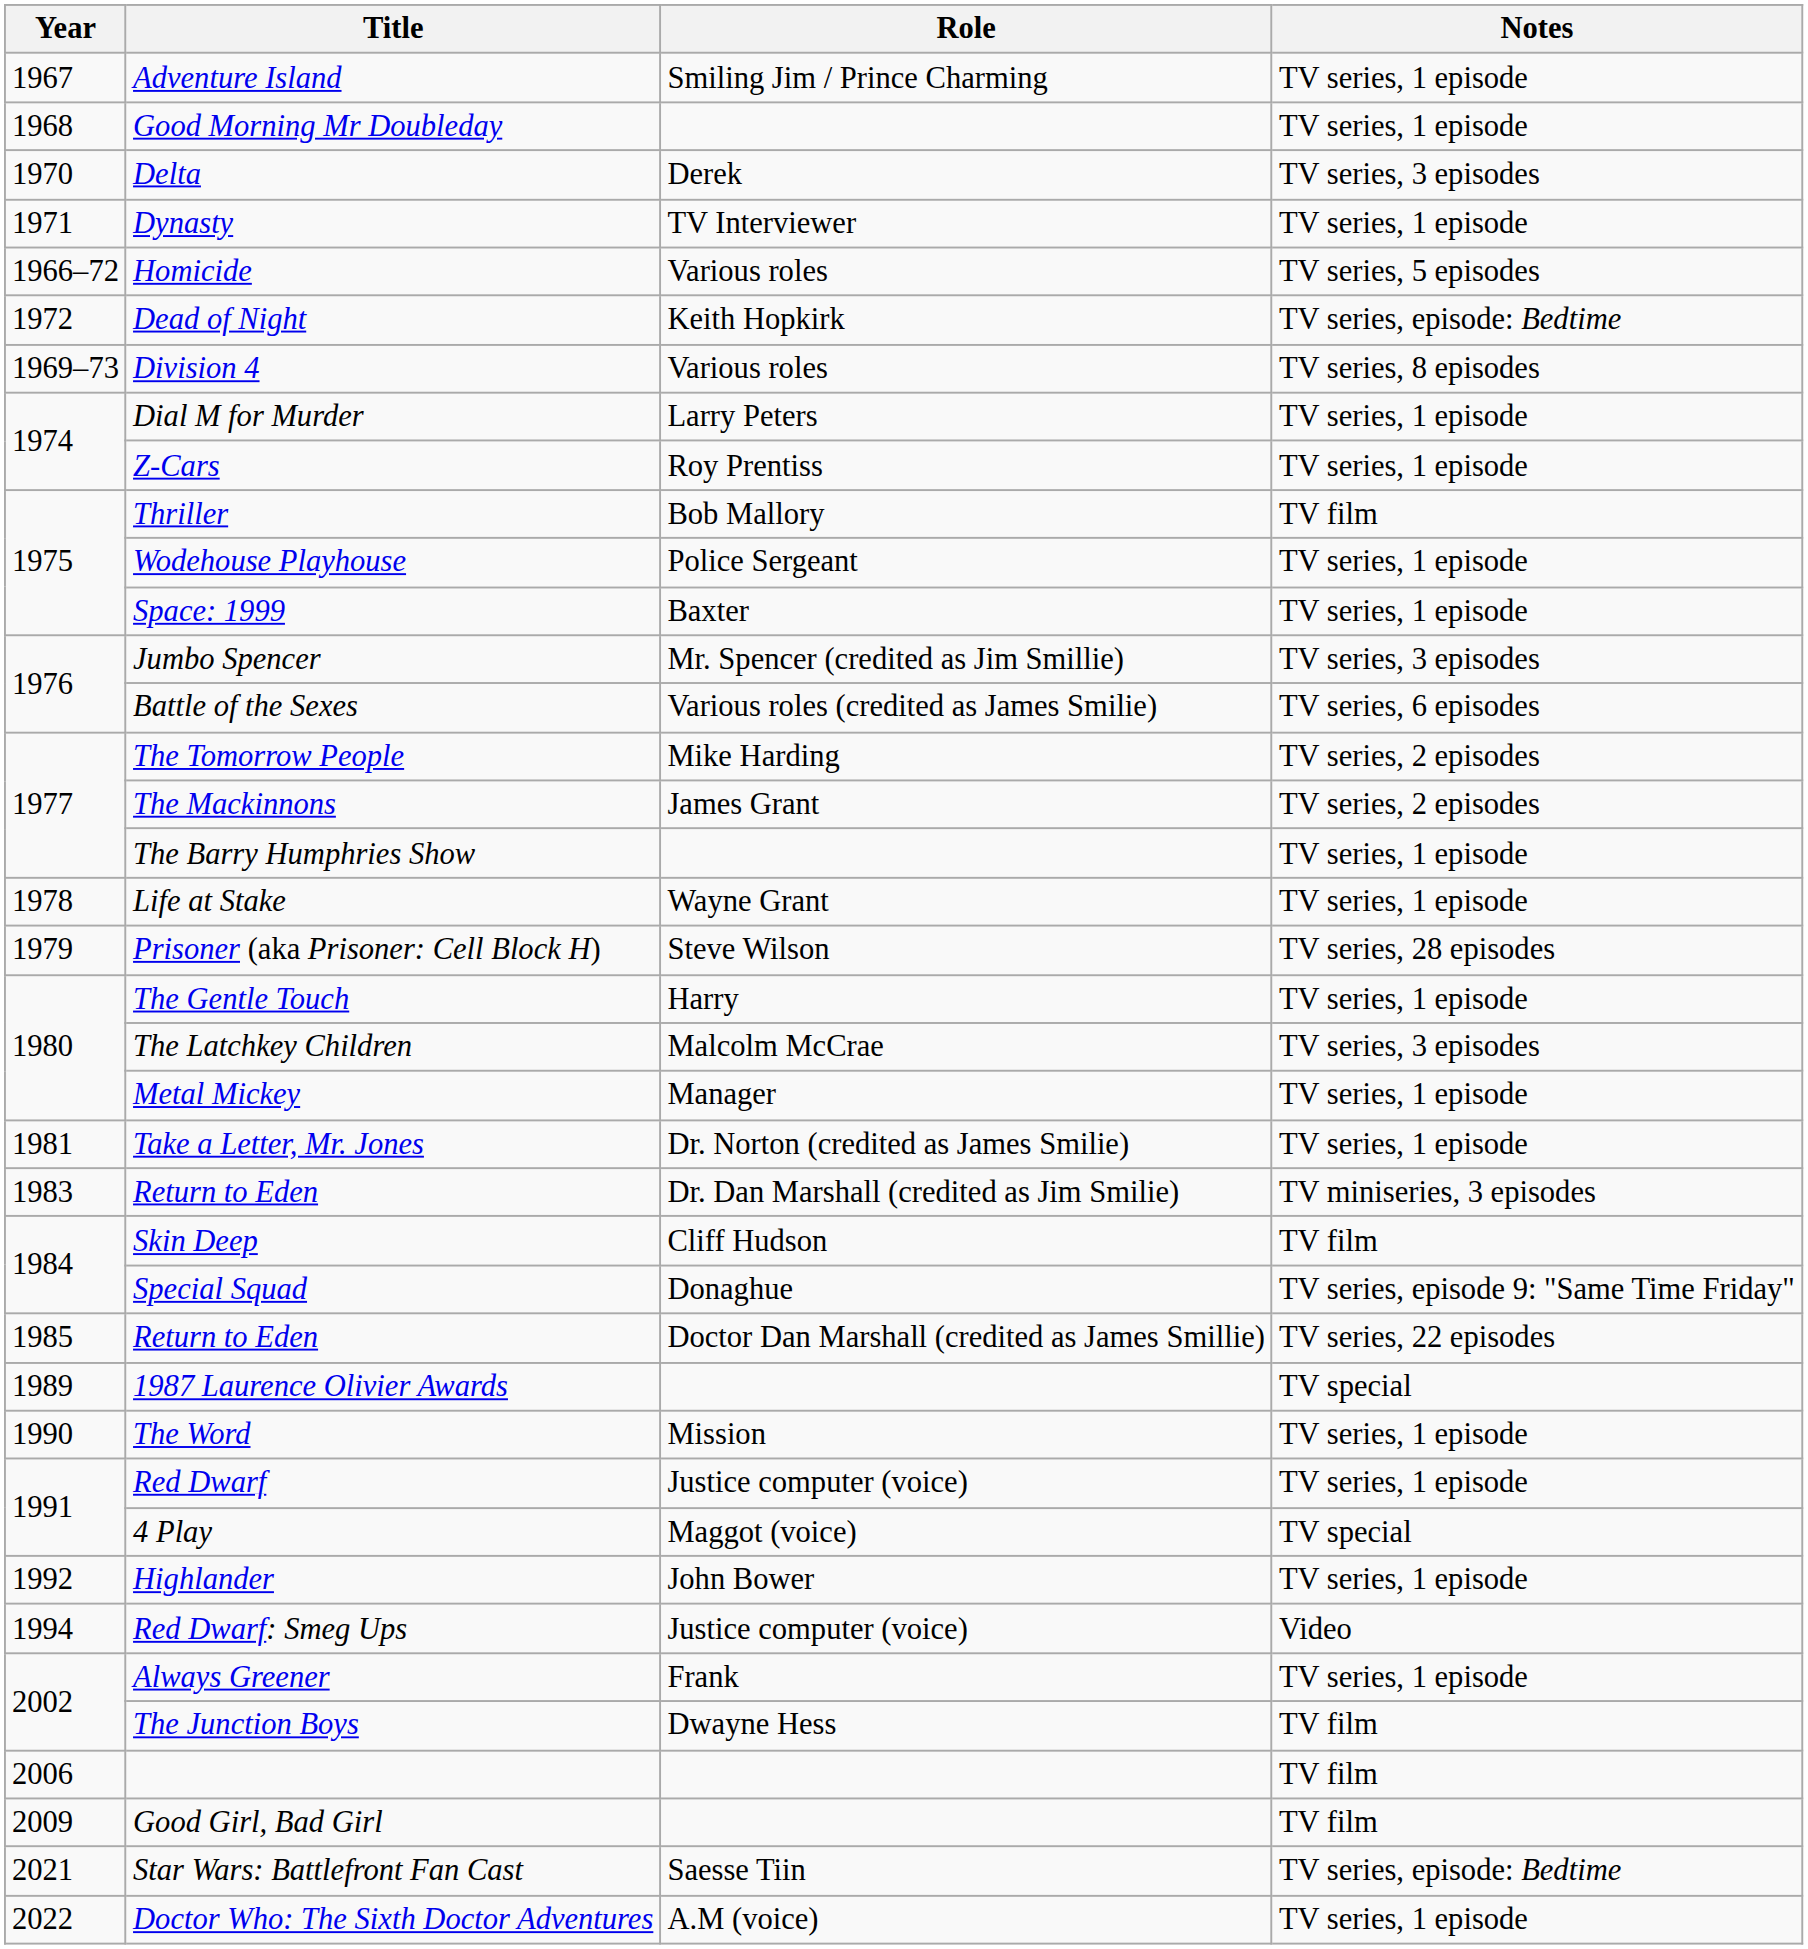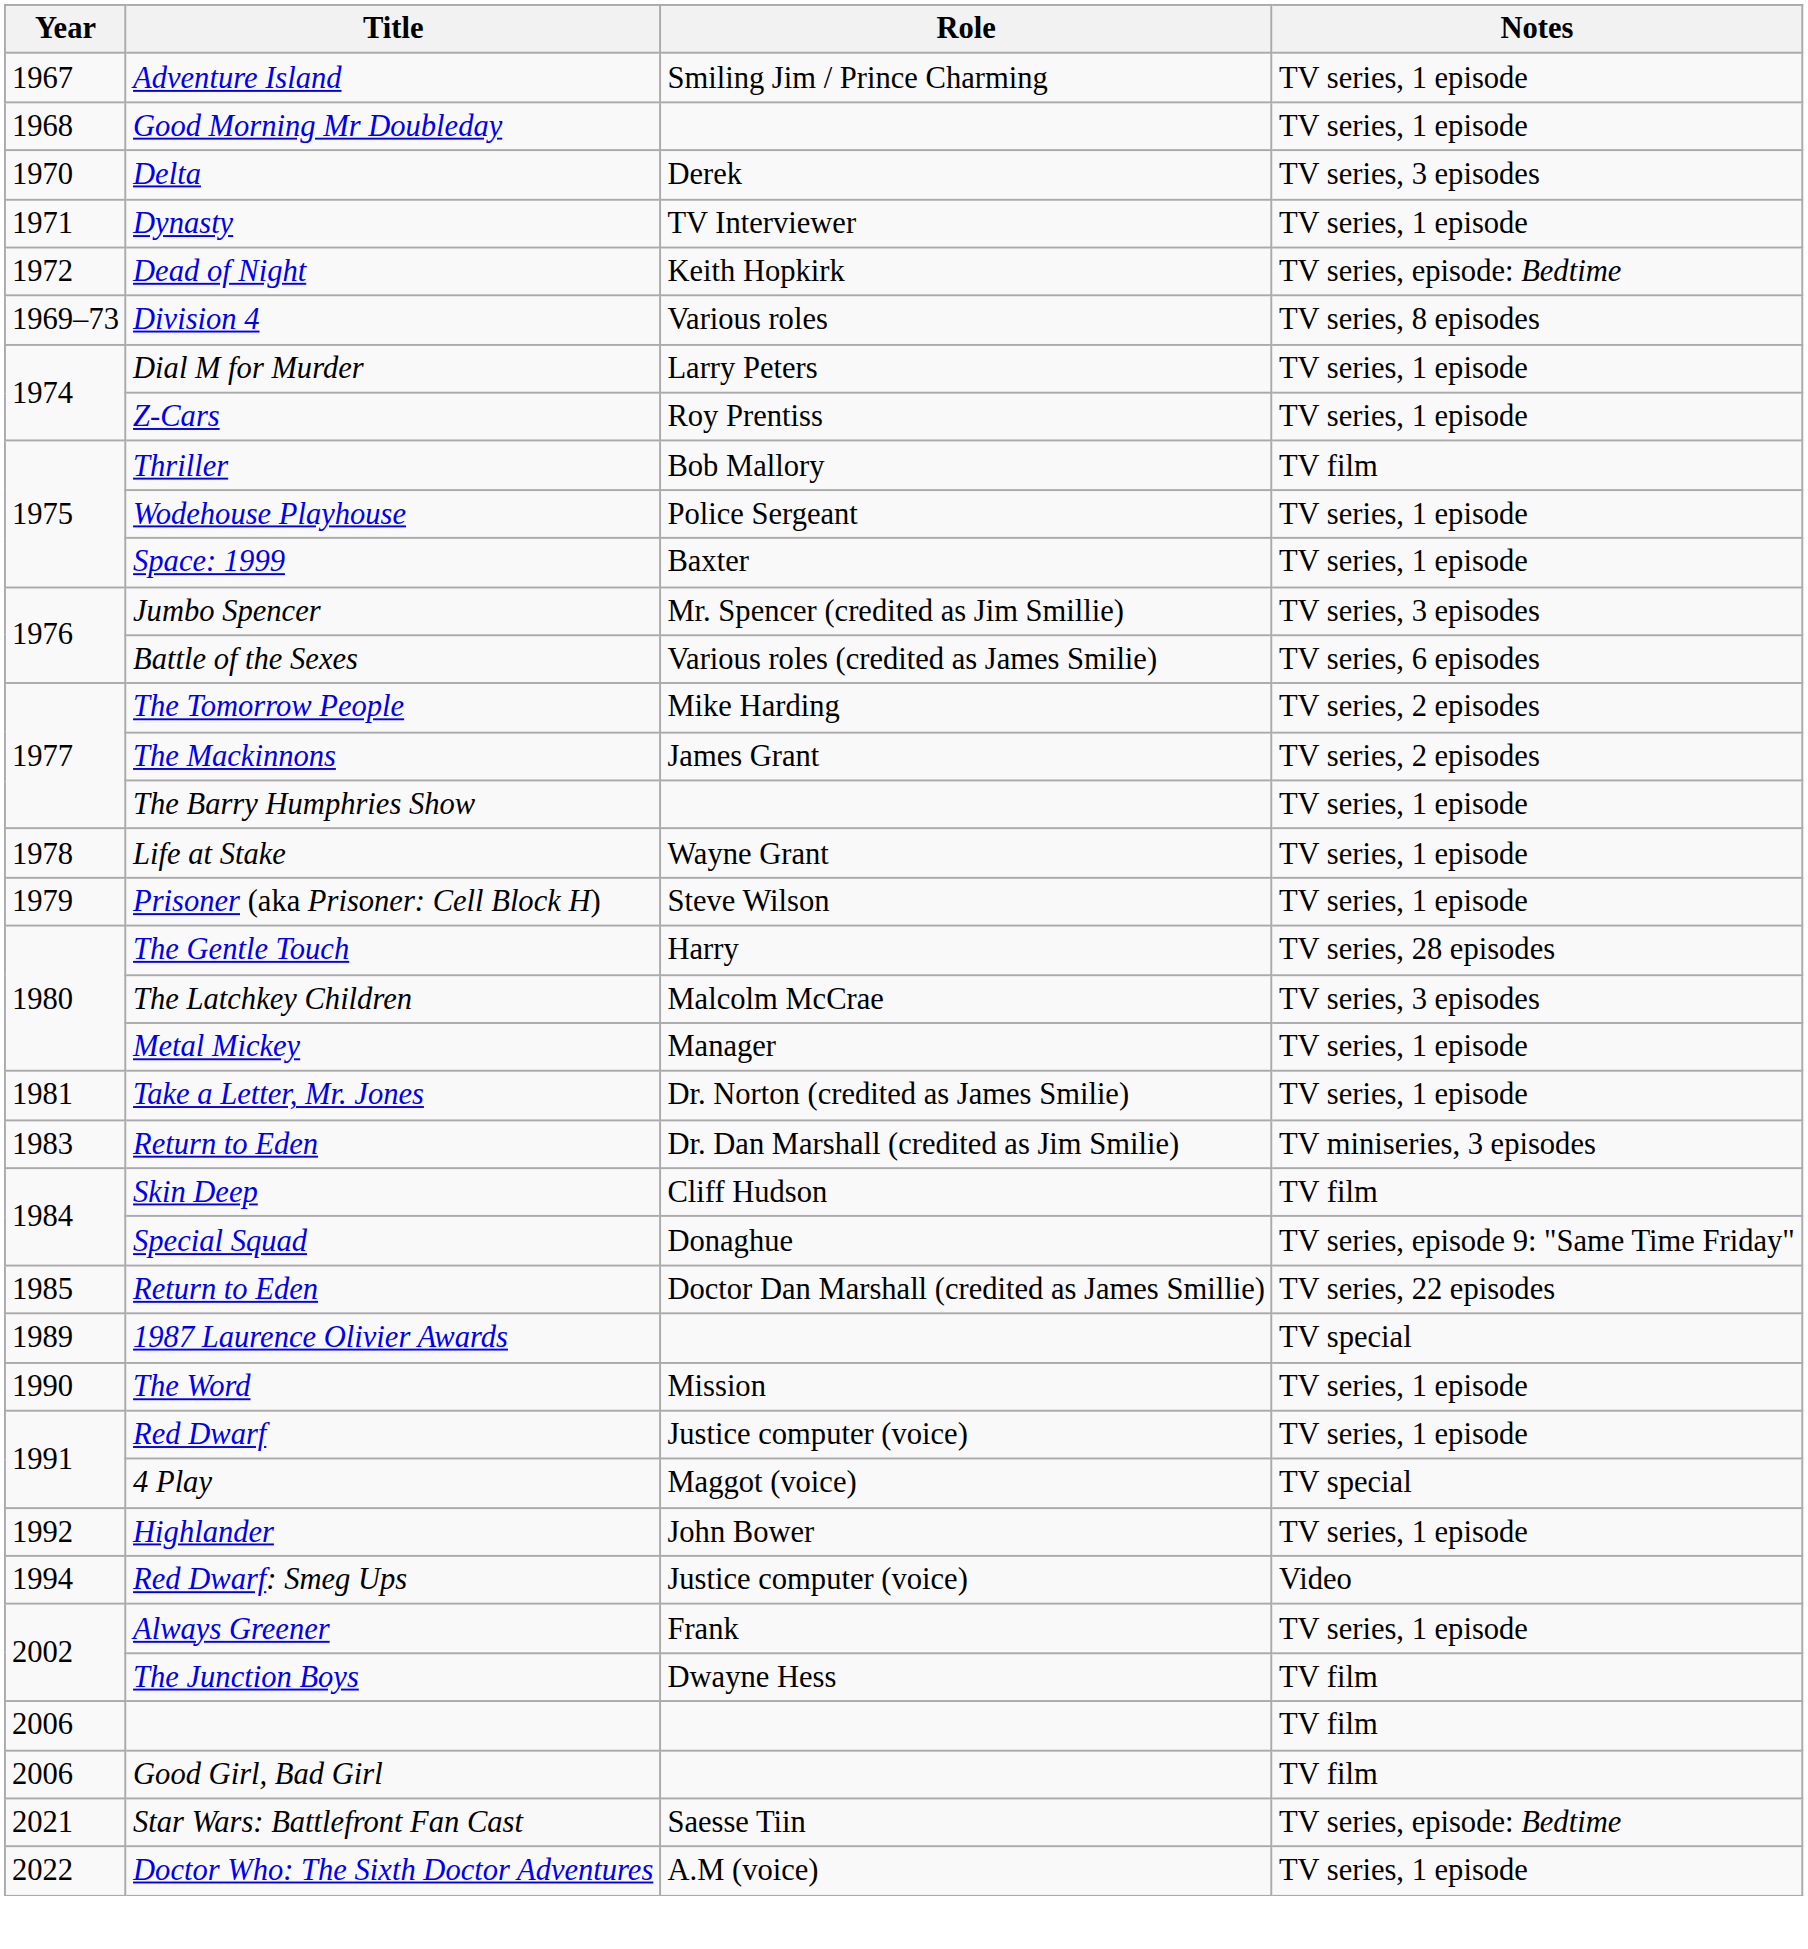- row: (192, 271)
(1417, 949) TV series, 28 episodes -> (1403, 901) TV series, 1 episode
(1403, 998) TV series, 1 episode -> (1417, 949) TV series, 28 episodes
(43, 1821) 2009 -> (43, 1773) 2006
